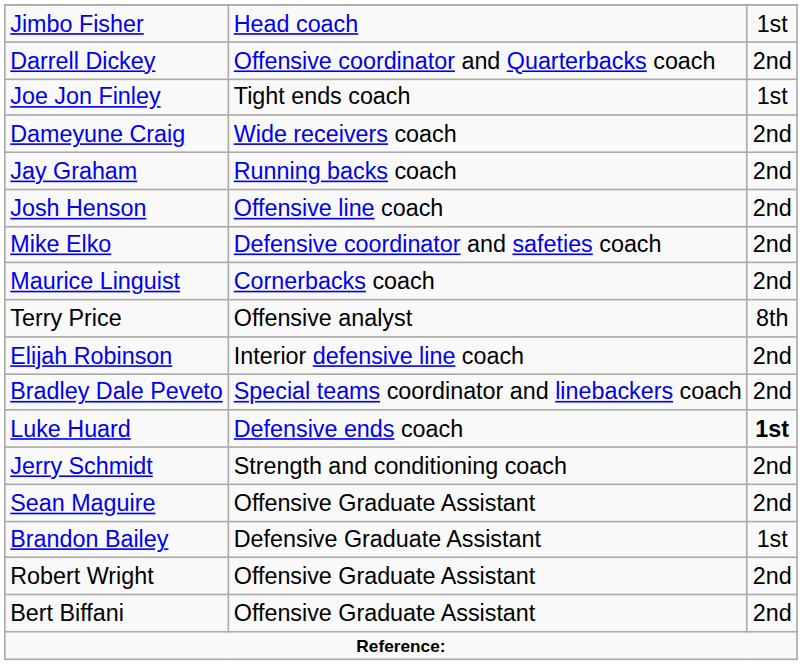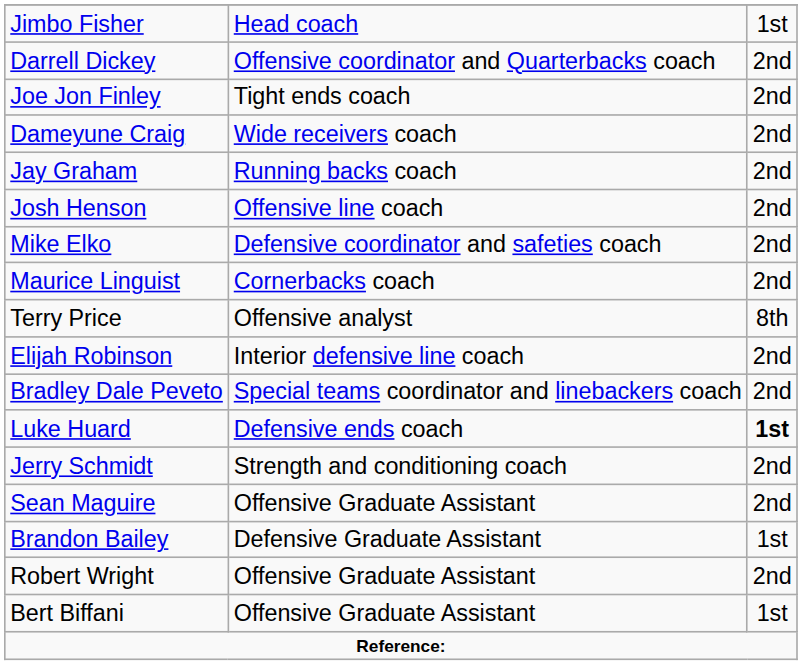(772, 97) 1st -> (772, 97) 2nd
(772, 613) 2nd -> (772, 613) 1st
